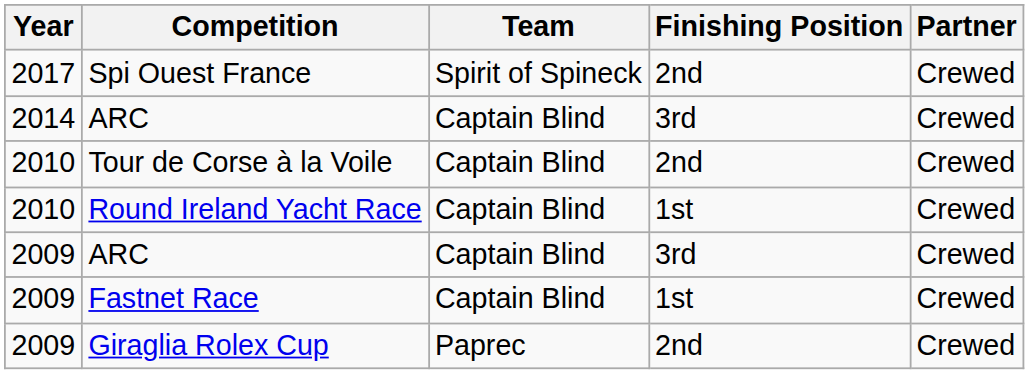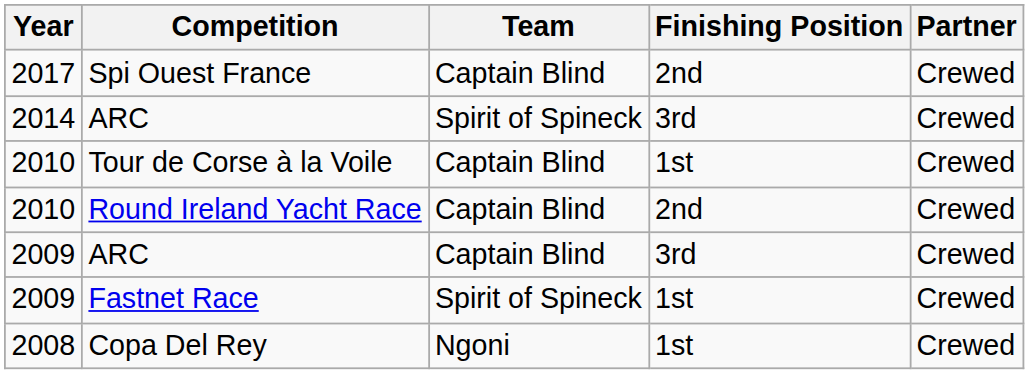(538, 72) Spirit of Spineck -> (520, 72) Captain Blind
(520, 118) Captain Blind -> (538, 118) Spirit of Spineck
(679, 163) 2nd -> (674, 163) 1st
(674, 208) 1st -> (679, 208) 2nd
(520, 299) Captain Blind -> (538, 299) Spirit of Spineck
- row: (43, 345)
+ row: (43, 345)
